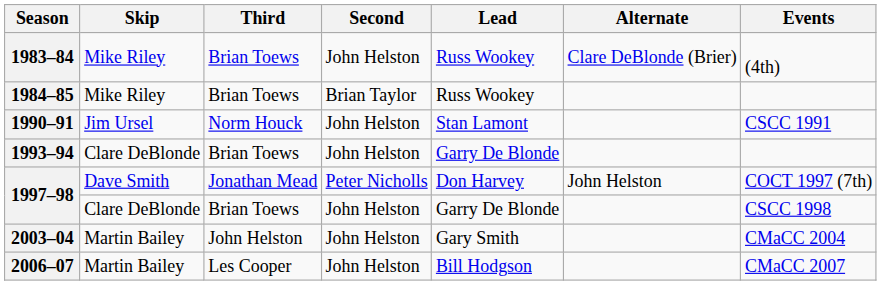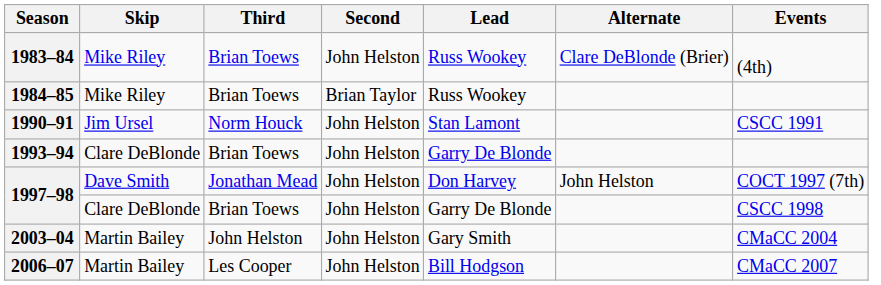(377, 180) Peter Nicholls -> (373, 180) John Helston
